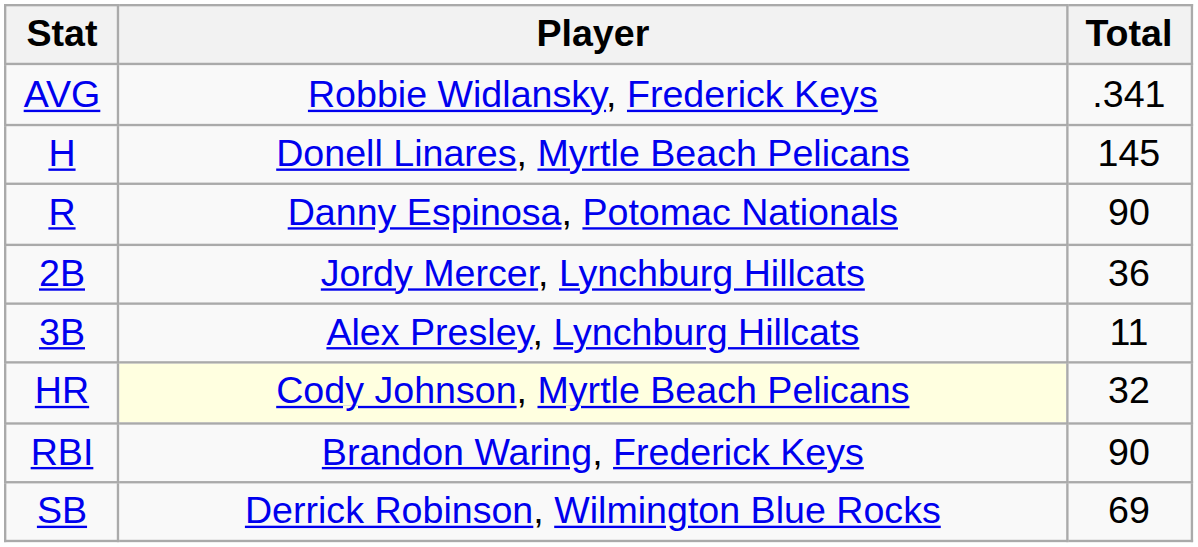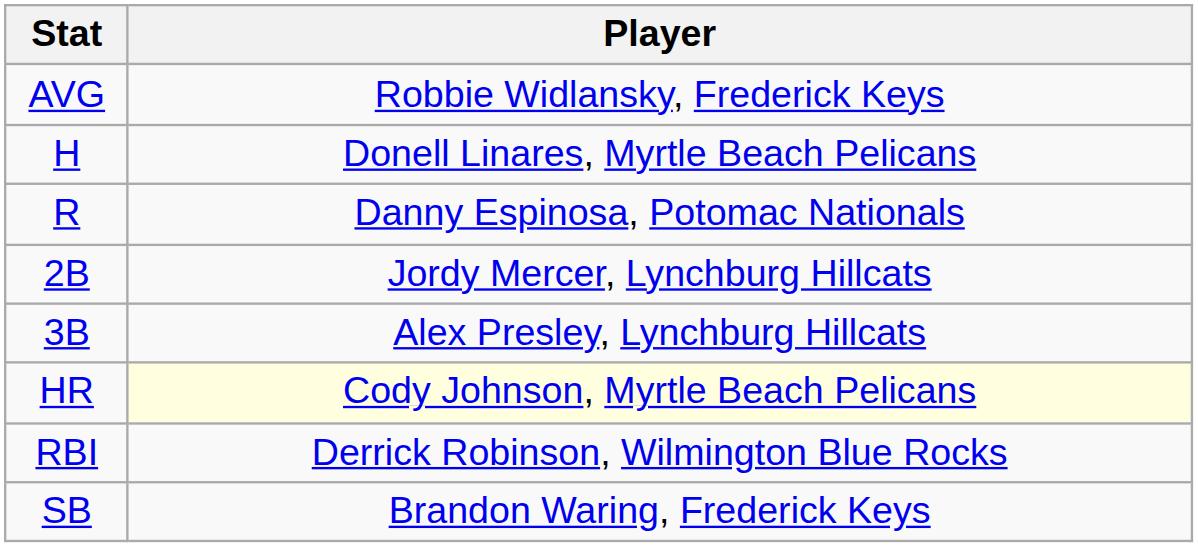- column: (1129, 34)
(593, 451) Brandon Waring, Frederick Keys -> (660, 451) Derrick Robinson, Wilmington Blue Rocks
(593, 511) Derrick Robinson, Wilmington Blue Rocks -> (660, 511) Brandon Waring, Frederick Keys
